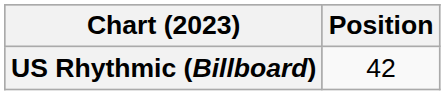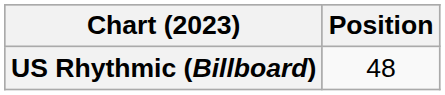(381, 67) 42 -> (381, 67) 48
